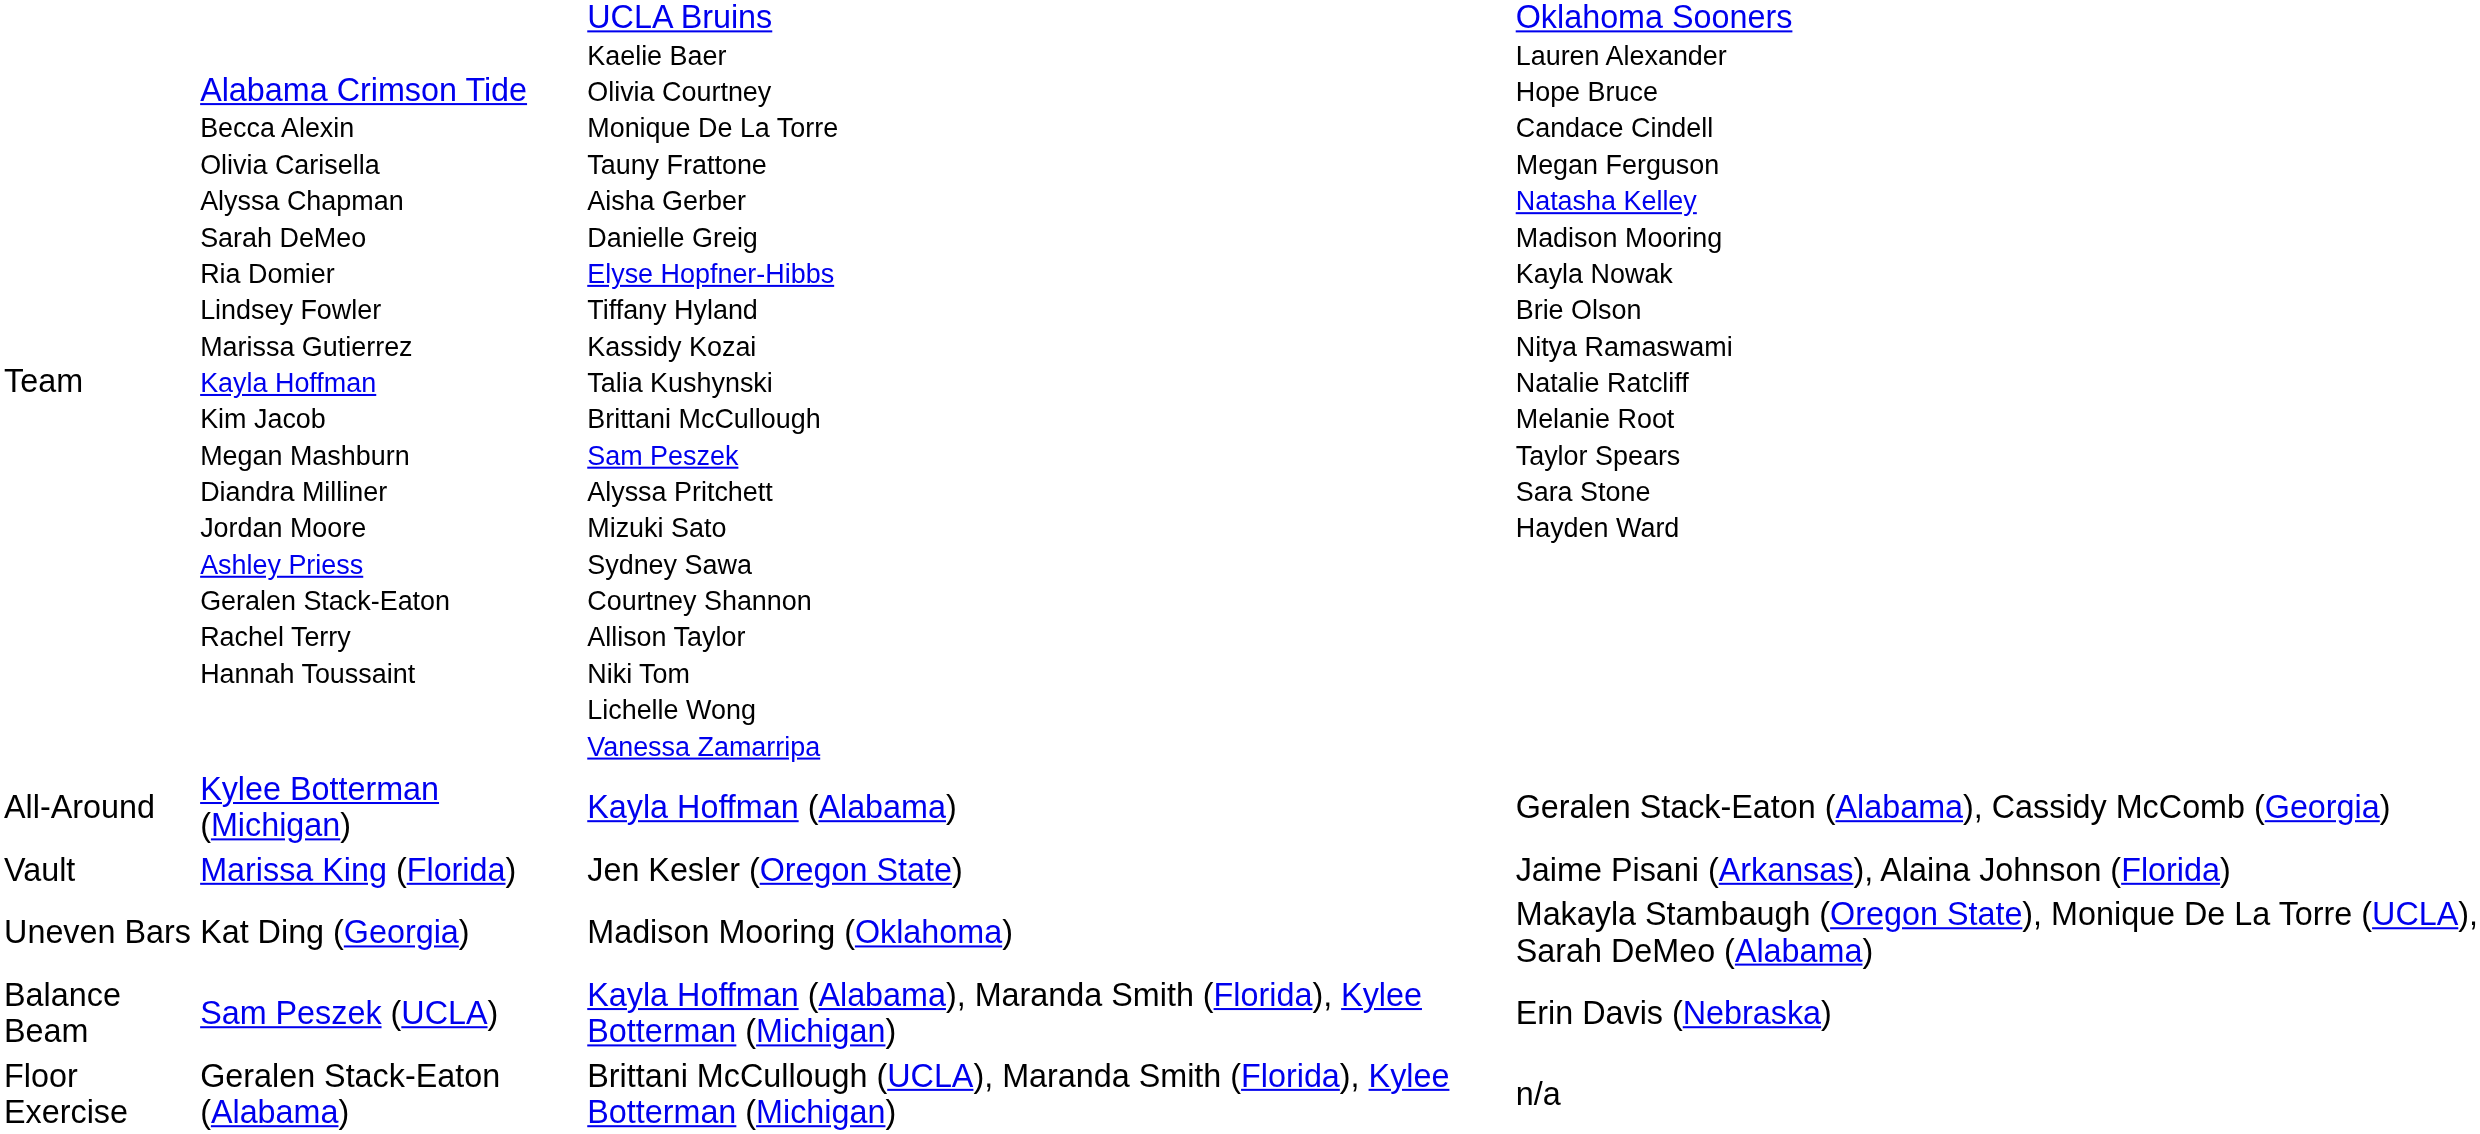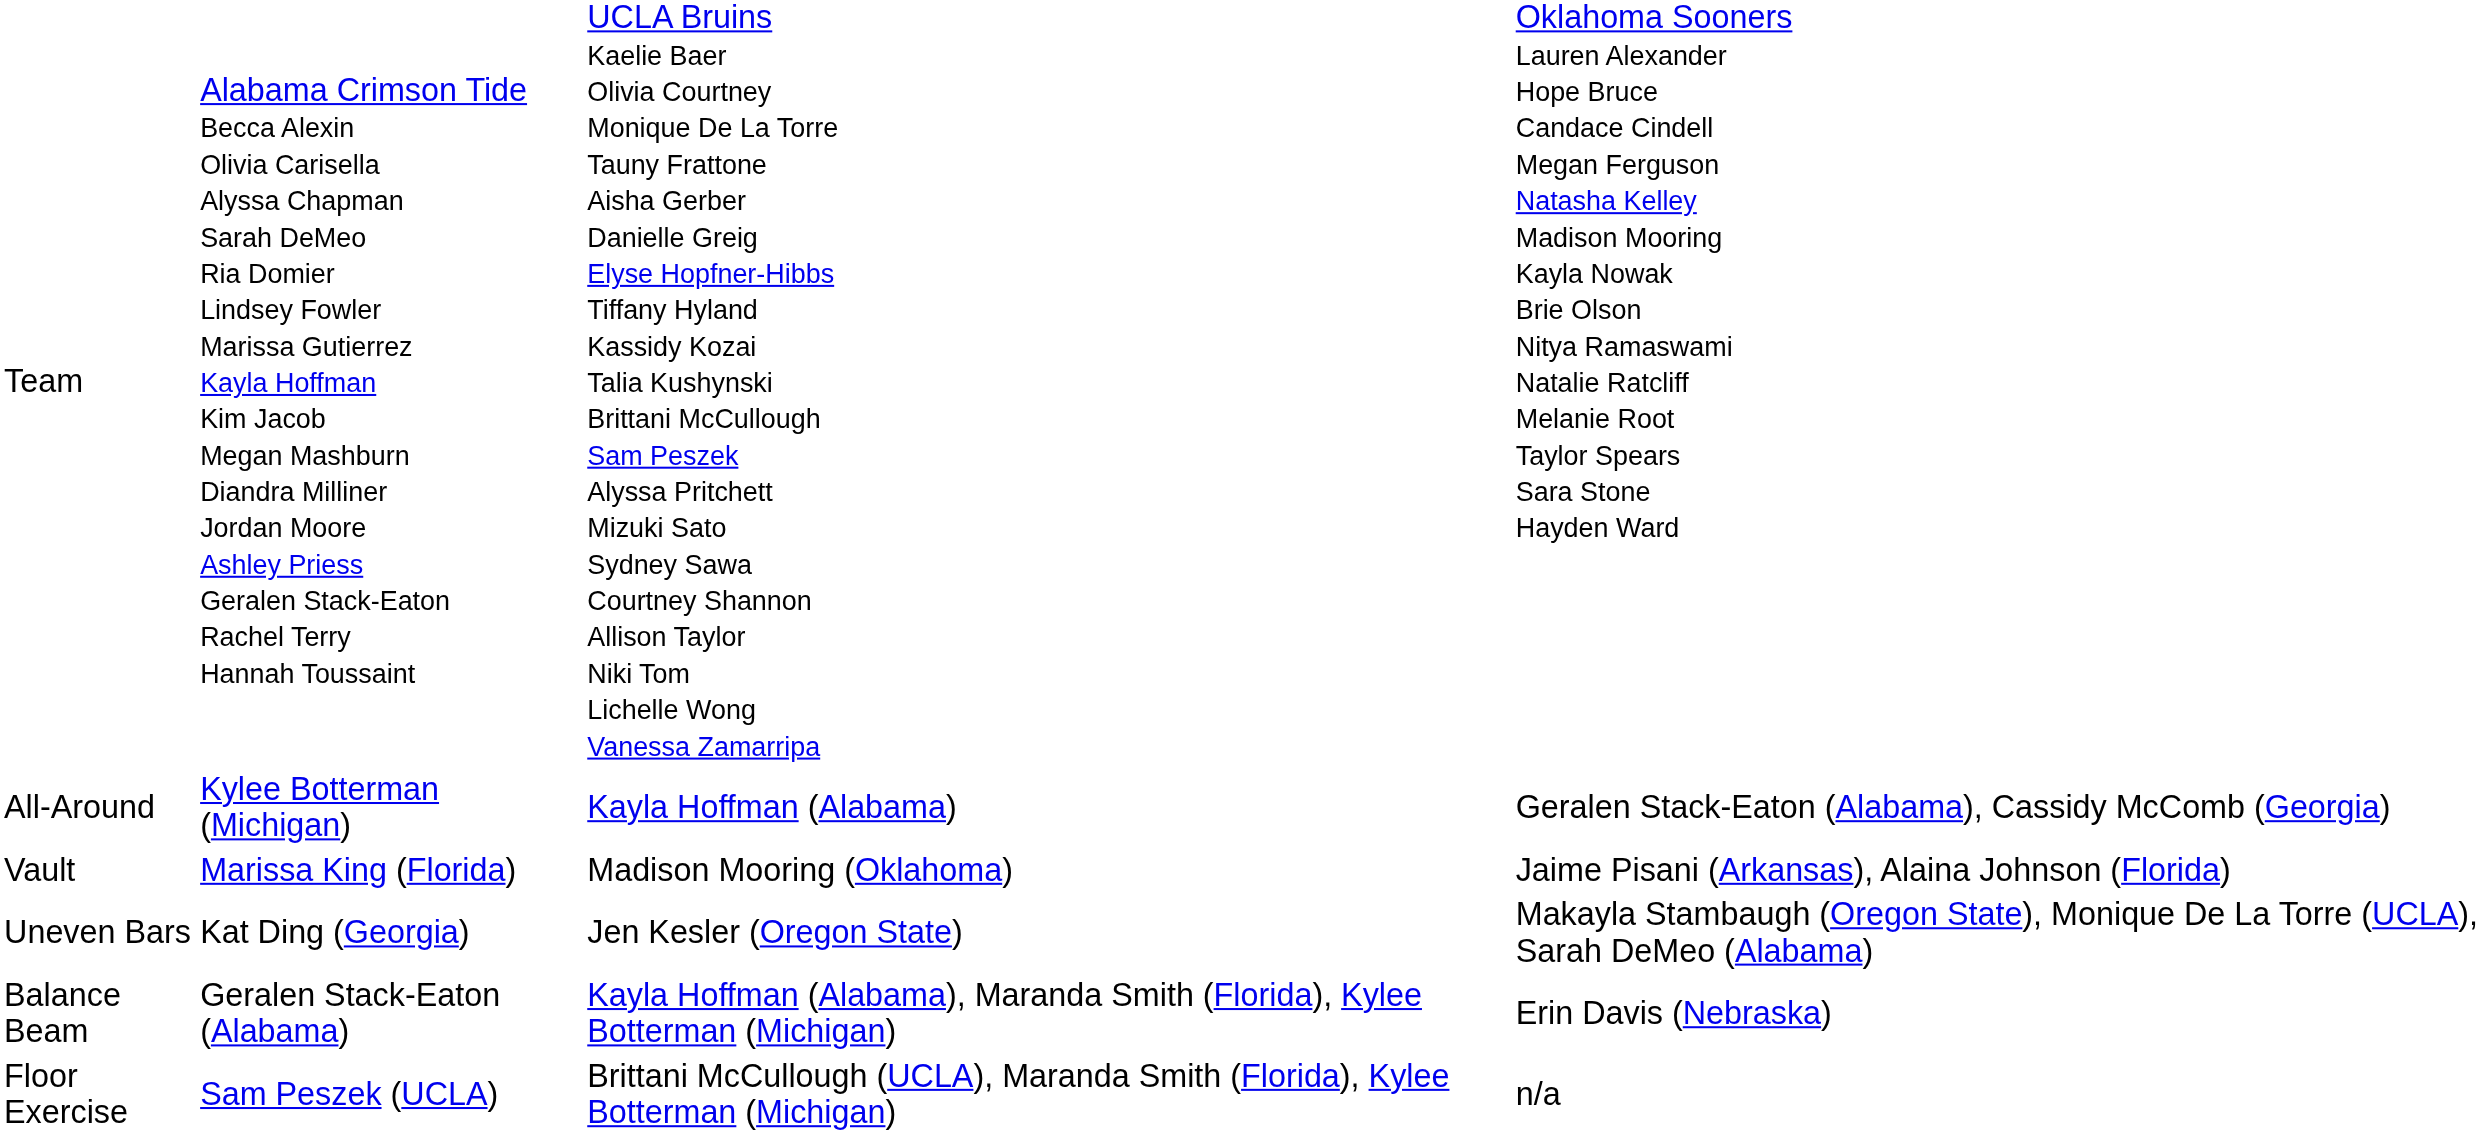(775, 870) Jen Kesler (Oregon State) -> (800, 870) Madison Mooring (Oklahoma)
(800, 932) Madison Mooring (Oklahoma) -> (775, 932) Jen Kesler (Oregon State)
(349, 1013) Sam Peszek (UCLA) -> (350, 1013) Geralen Stack-Eaton (Alabama)
(350, 1094) Geralen Stack-Eaton (Alabama) -> (349, 1094) Sam Peszek (UCLA)
